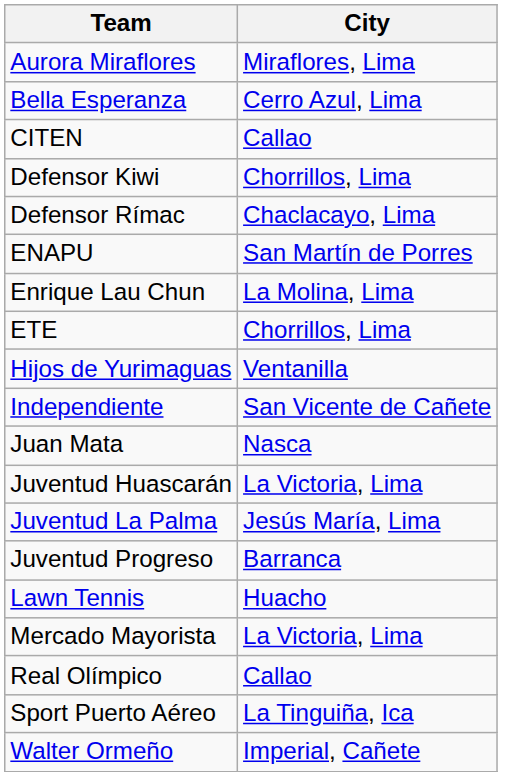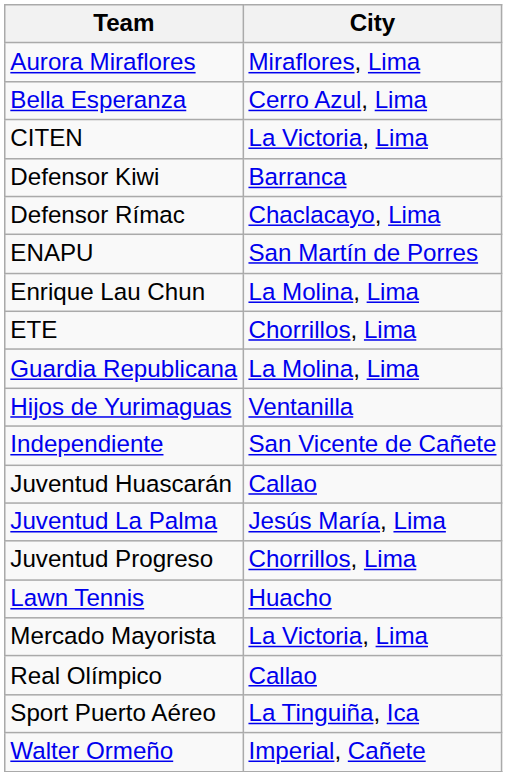(277, 138) Callao -> (338, 138) La Victoria, Lima
(327, 176) Chorrillos, Lima -> (297, 176) Barranca
+ row: (124, 368)
- row: (67, 445)
(333, 483) La Victoria, Lima -> (283, 483) Callao
(292, 560) Barranca -> (332, 560) Chorrillos, Lima
